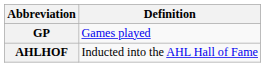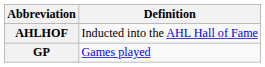rows swapped: (42, 33) <-> (42, 52)
